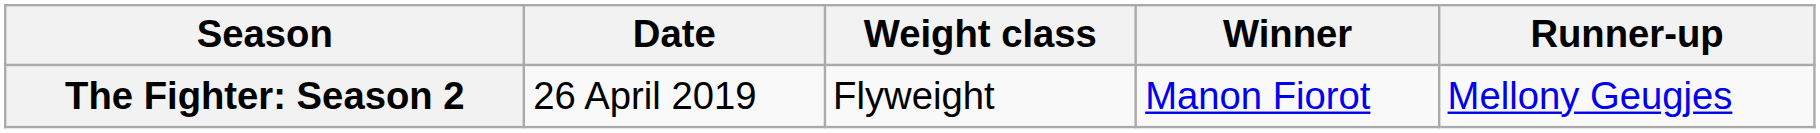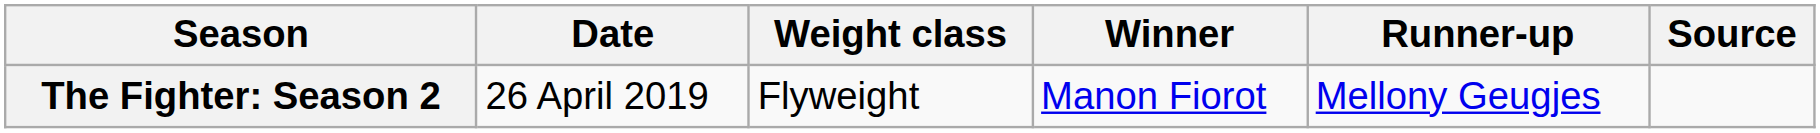+ column: (1732, 34)
